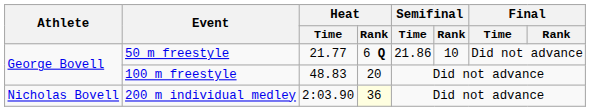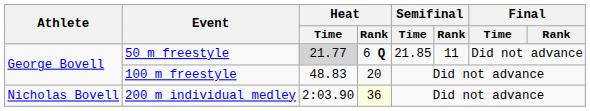(328, 54) no background -> (328, 54) lightgrey background
(413, 54) 21.86 -> (413, 54) 21.85
(451, 54) 10 -> (451, 54) 11
